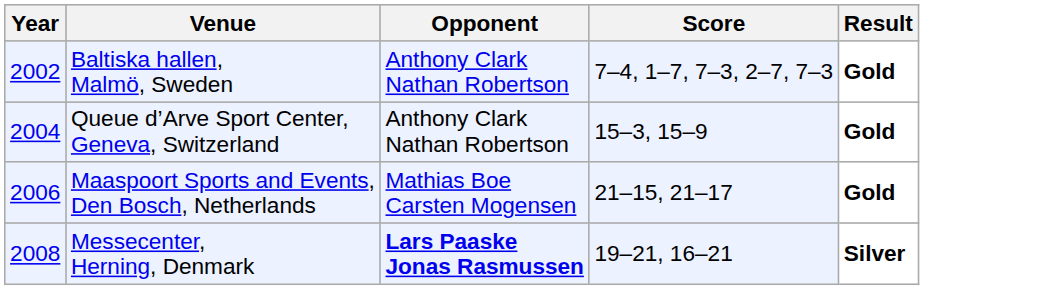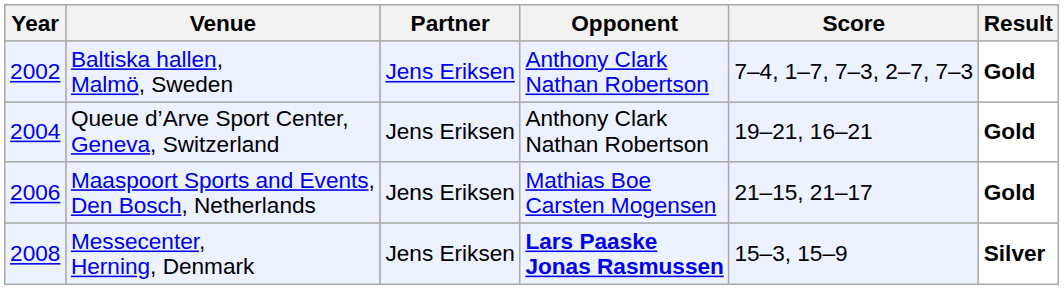+ column: (450, 23)
(651, 132) 15–3, 15–9 -> (804, 132) 19–21, 16–21
(664, 254) 19–21, 16–21 -> (791, 254) 15–3, 15–9
